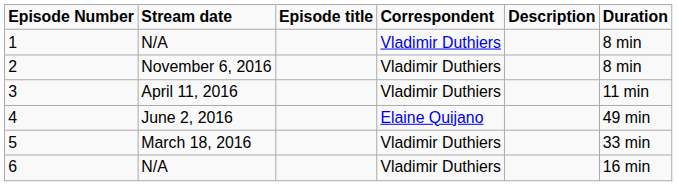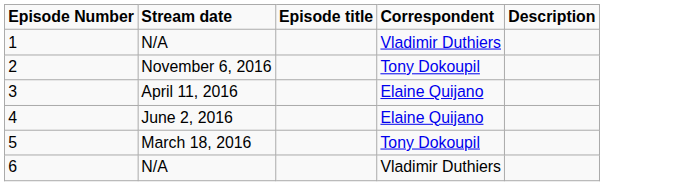- column: (635, 17)
(441, 67) Vladimir Duthiers -> (430, 67) Tony Dokoupil
(441, 92) Vladimir Duthiers -> (432, 92) Elaine Quijano
(441, 142) Vladimir Duthiers -> (430, 142) Tony Dokoupil
